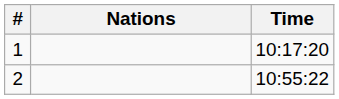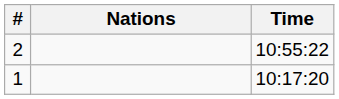rows swapped: (18, 49) <-> (18, 79)
